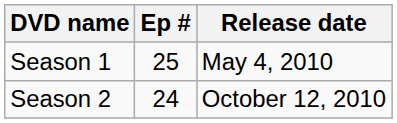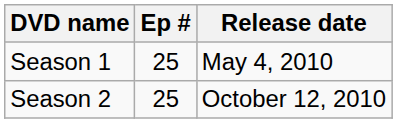(166, 99) 24 -> (166, 99) 25
